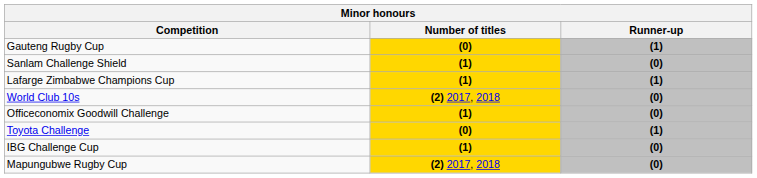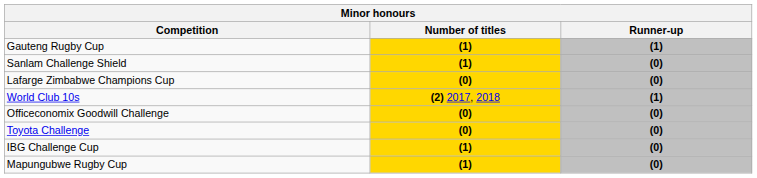(465, 47) (0) -> (465, 47) (1)
(465, 81) (1) -> (465, 81) (0)
(656, 81) (1) -> (656, 81) (0)
(656, 97) (0) -> (656, 97) (1)
(465, 114) (1) -> (465, 114) (0)
(656, 131) (1) -> (656, 131) (0)
(465, 165) (2) 2017, 2018 -> (465, 165) (1)
